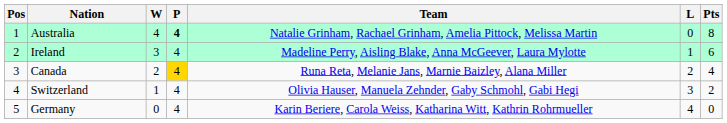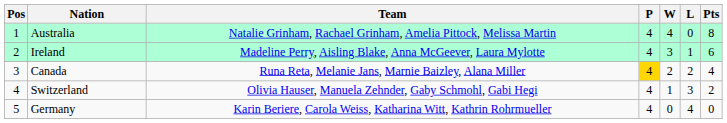columns swapped: (434, 14) <-> (156, 14)
(177, 33) bold -> (649, 33) normal
